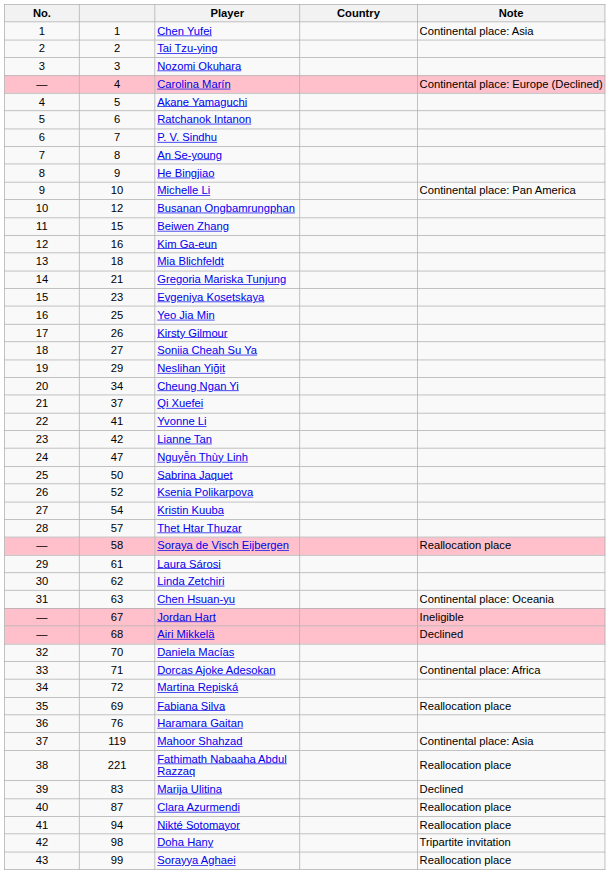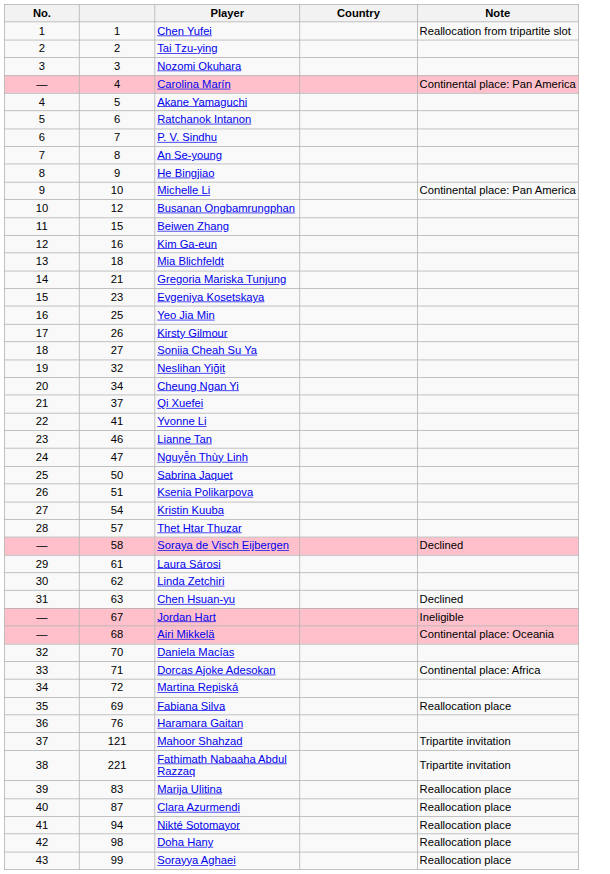(477, 31) Continental place: Asia -> (495, 31) Reallocation from tripartite slot
(511, 84) Continental place: Europe (Declined) -> (498, 84) Continental place: Pan America
(117, 368) 29 -> (117, 368) 32
(117, 439) 42 -> (117, 439) 46
(117, 492) 52 -> (117, 492) 51
(465, 546) Reallocation place -> (441, 546) Declined
(487, 599) Continental place: Oceania -> (441, 599) Declined
(441, 635) Declined -> (487, 635) Continental place: Oceania
(117, 741) 119 -> (117, 741) 121
(477, 741) Continental place: Asia -> (465, 741) Tripartite invitation
(465, 765) Reallocation place -> (465, 765) Tripartite invitation
(441, 789) Declined -> (465, 789) Reallocation place
(465, 843) Tripartite invitation -> (465, 843) Reallocation place
